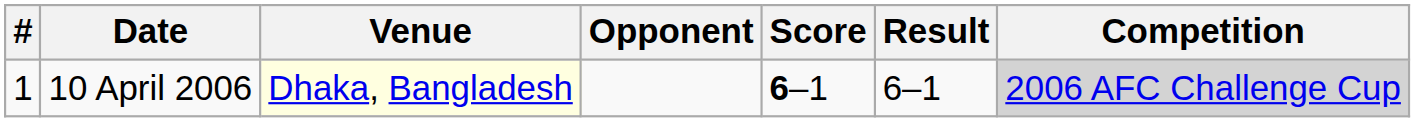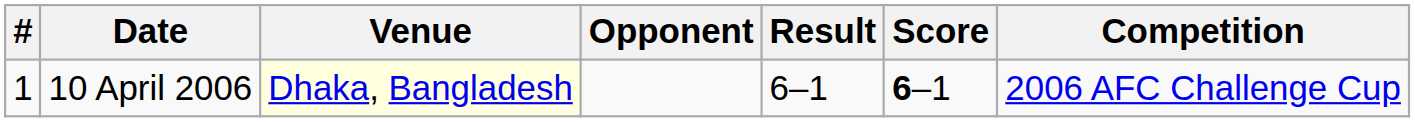columns swapped: (818, 32) <-> (936, 32)
(1203, 87) lightgrey background -> (1203, 87) no background
